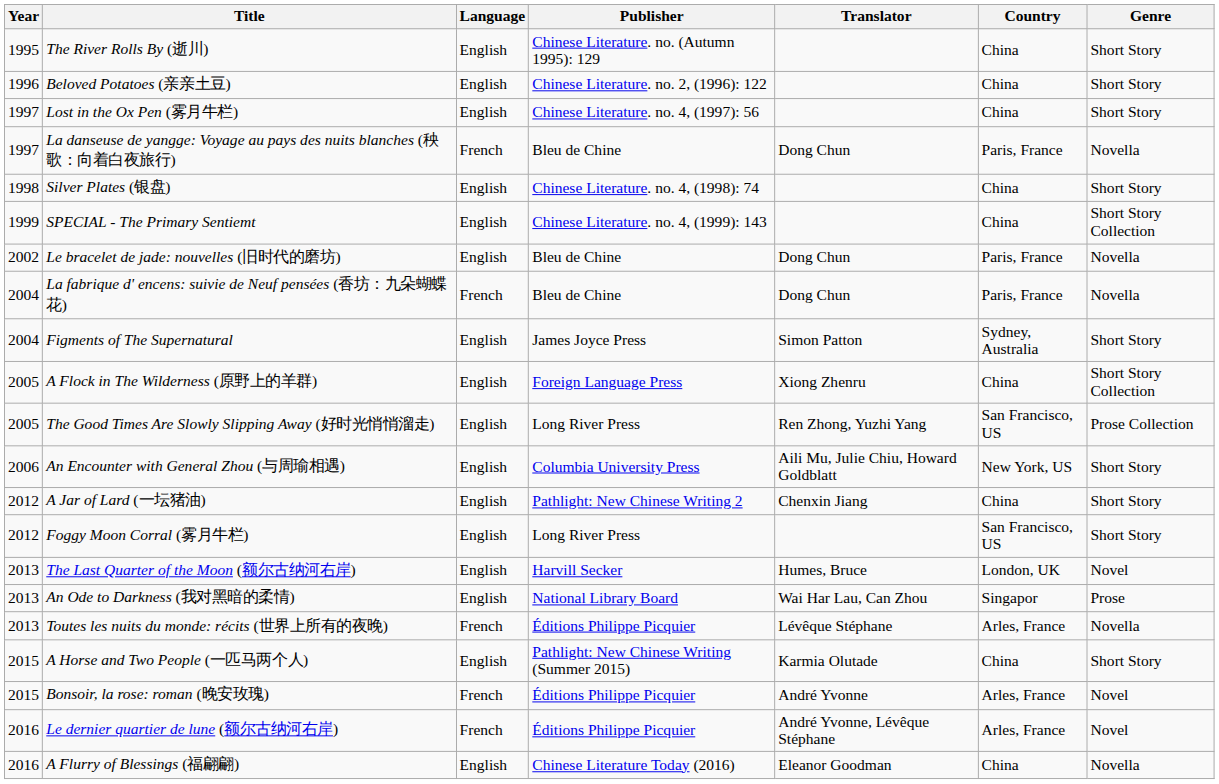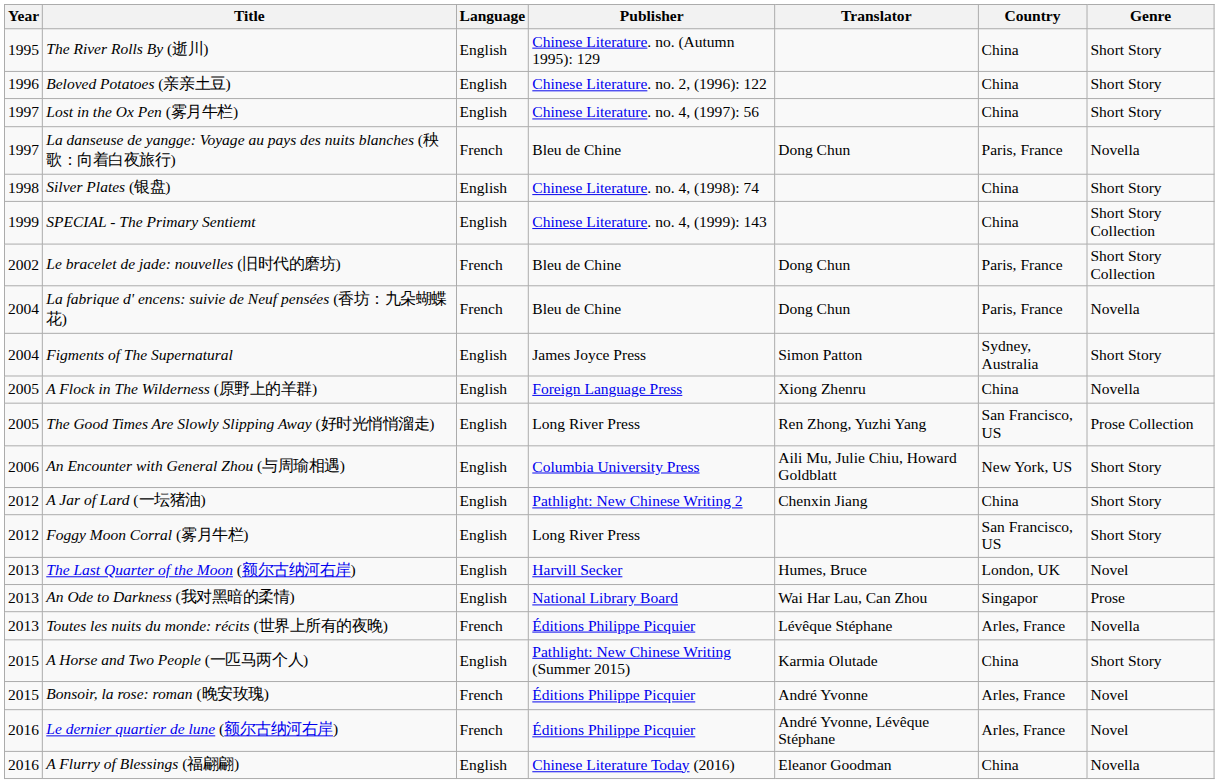(483, 257) English -> (481, 264) French
(1115, 257) Novella -> (1126, 264) Short Story Collection
(1126, 382) Short Story Collection -> (1115, 389) Novella
